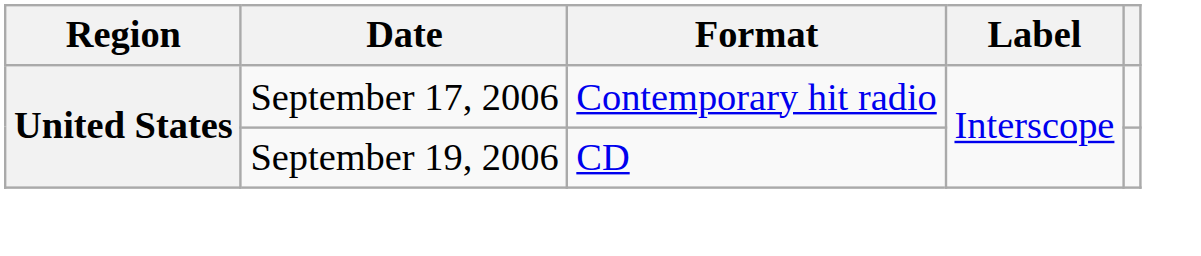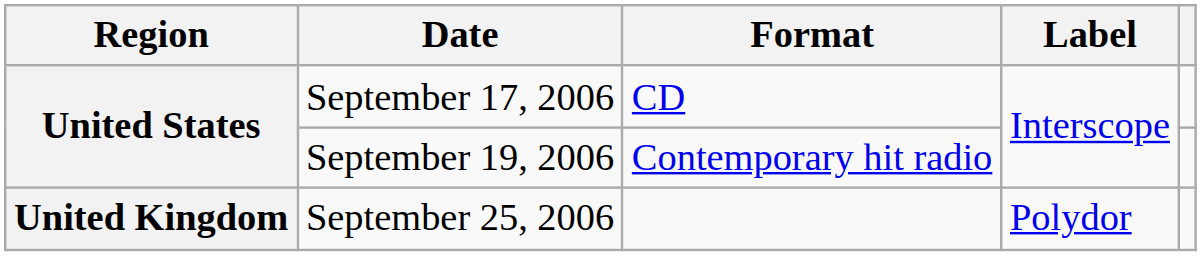(757, 95) Contemporary hit radio -> (659, 95) CD
(603, 156) CD -> (812, 156) Contemporary hit radio
+ row: (460, 217)
